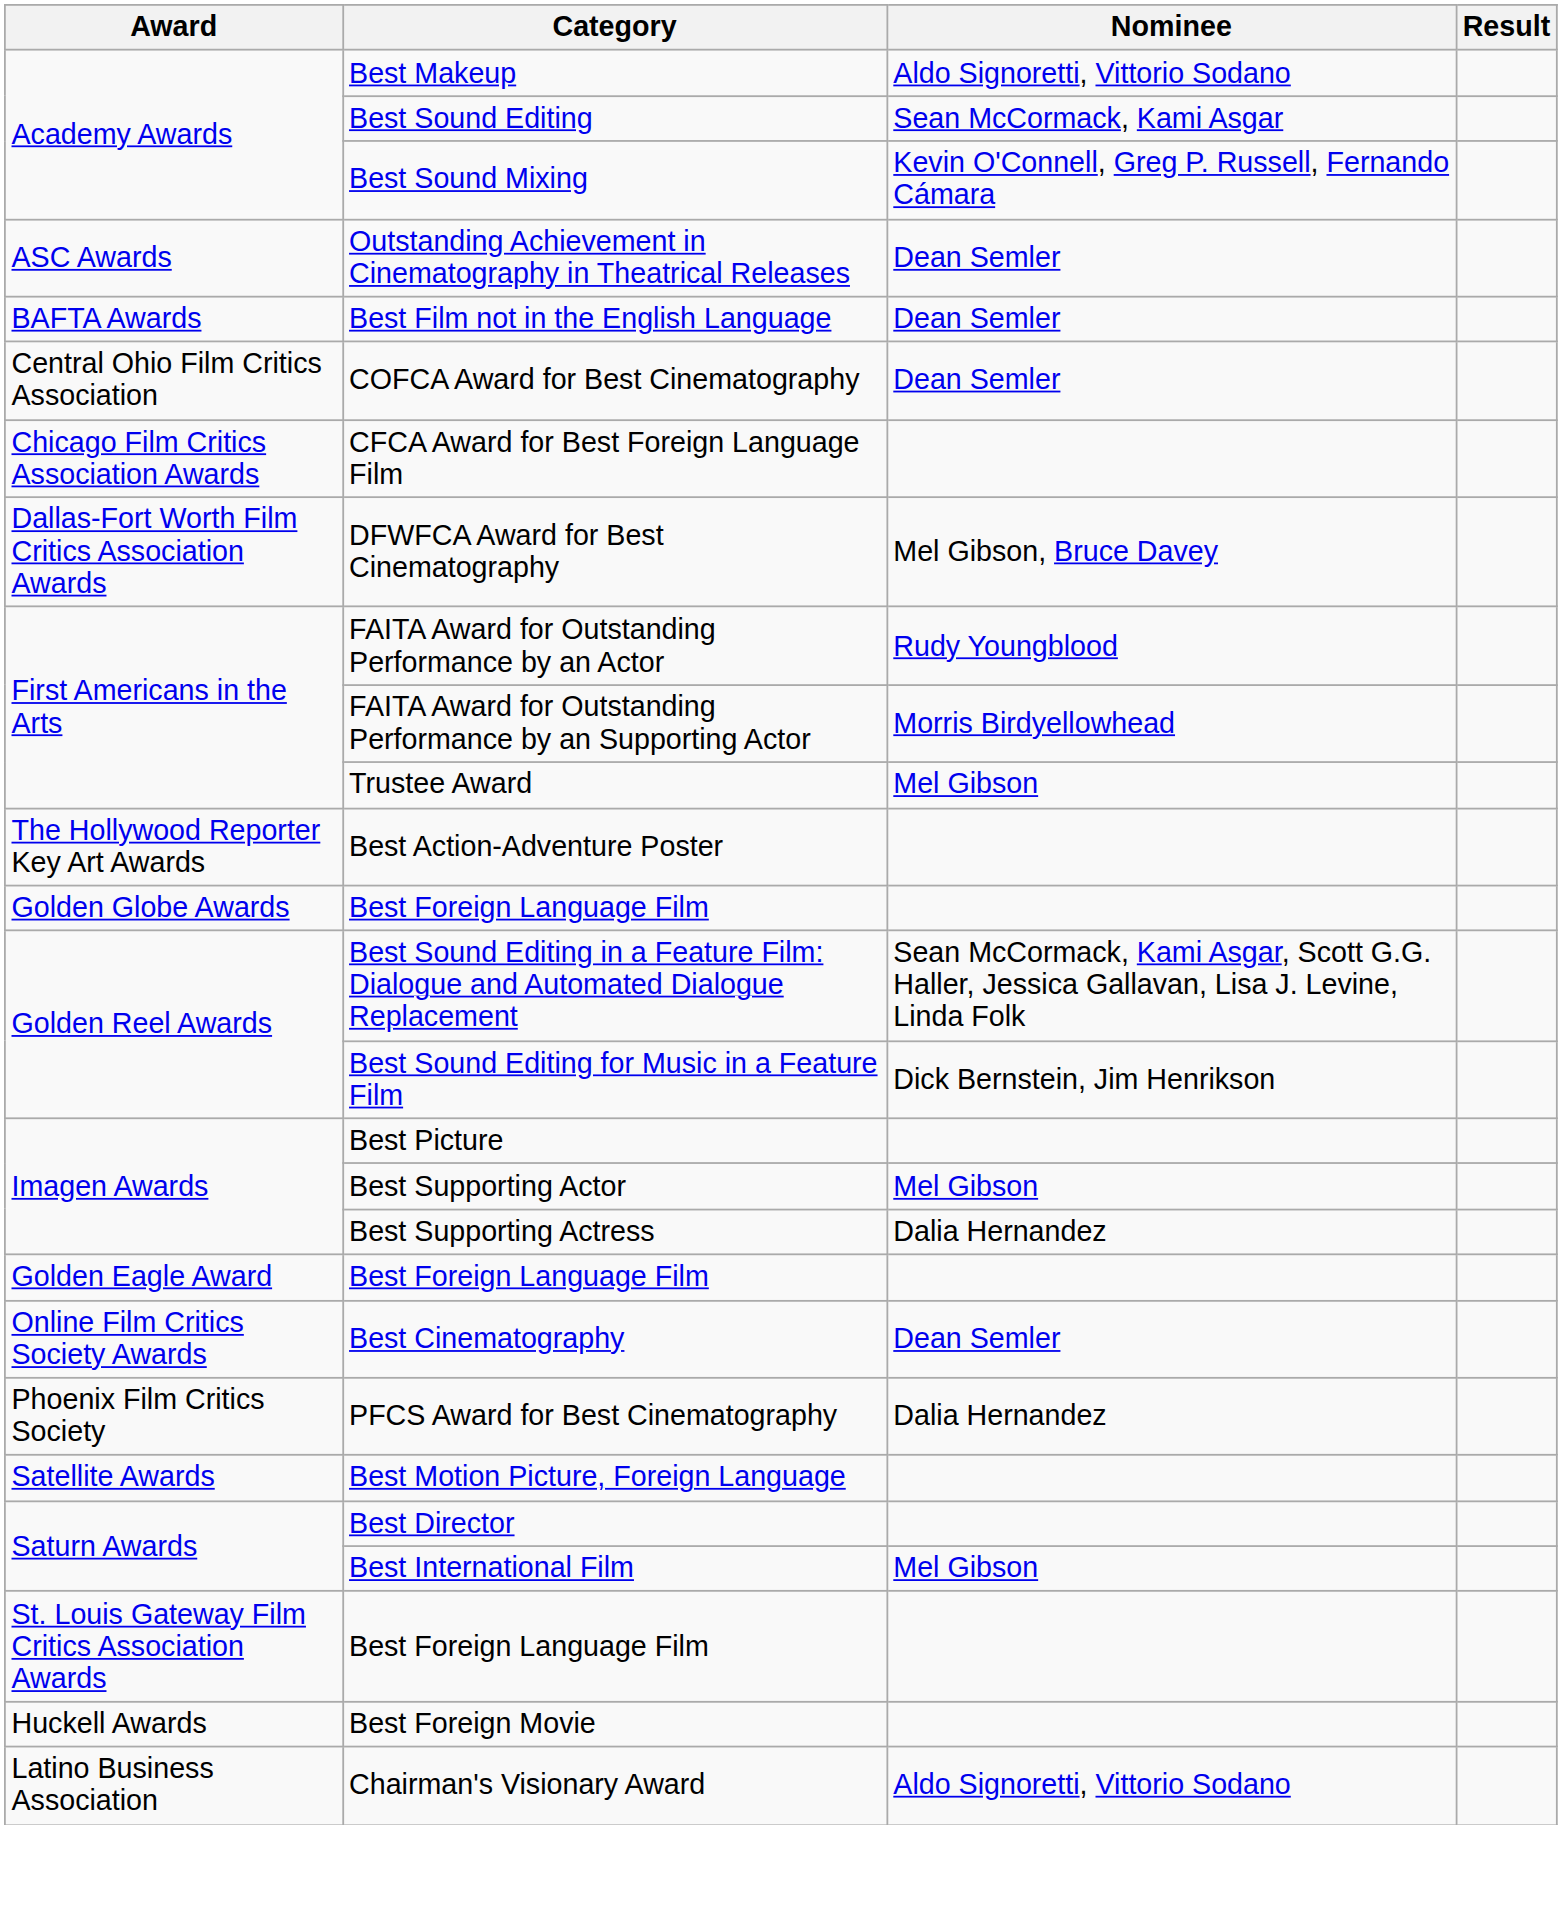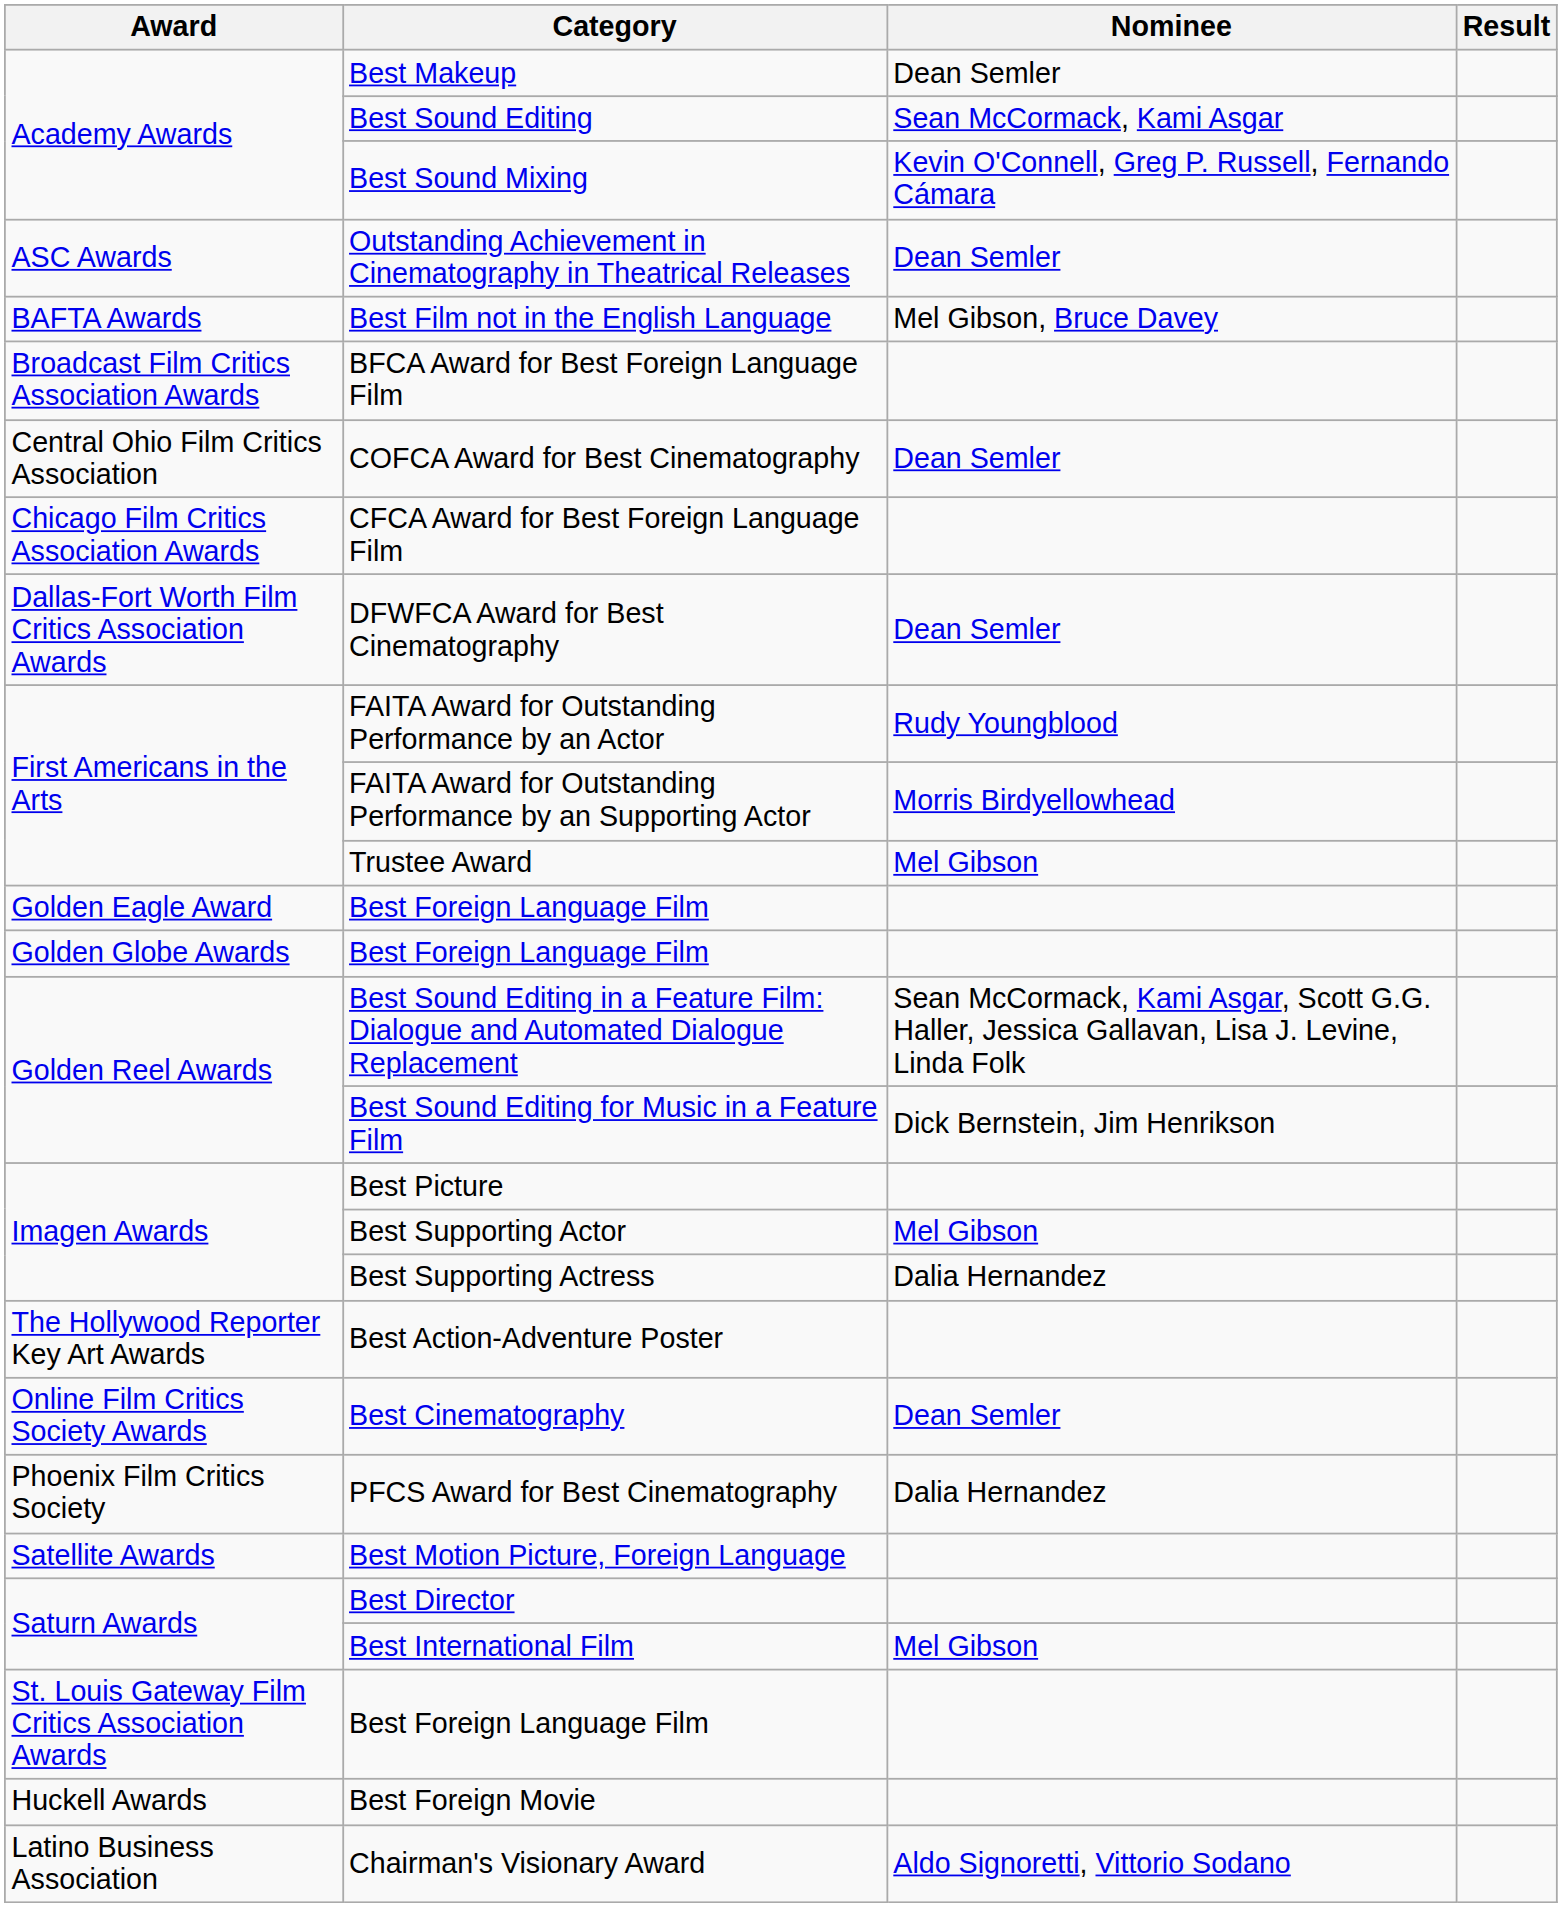(1092, 72) Aldo Signoretti, Vittorio Sodano -> (977, 72) Dean Semler
(977, 318) Dean Semler -> (1056, 318) Mel Gibson, Bruce Davey
+ row: (151, 380)
(1056, 551) Mel Gibson, Bruce Davey -> (977, 629) Dean Semler
rows swapped: (142, 1276) <-> (166, 846)
